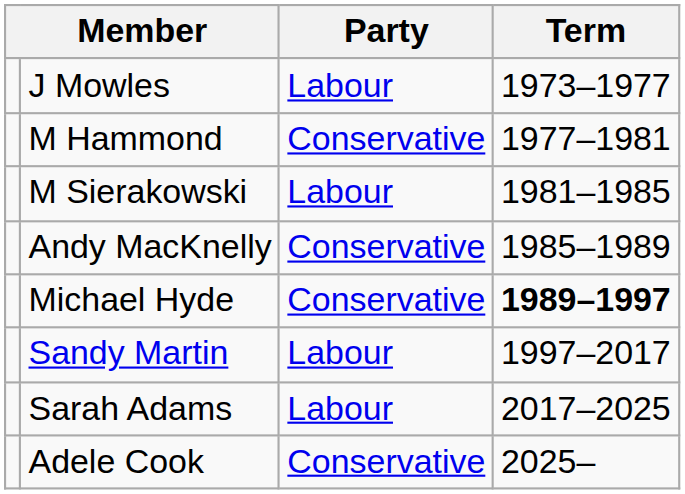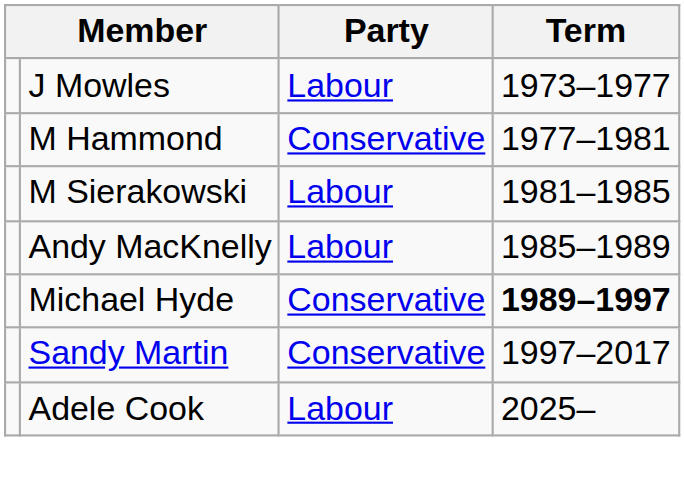(386, 246) Conservative -> (340, 246) Labour
(340, 354) Labour -> (386, 354) Conservative
- row: (130, 407)
(386, 461) Conservative -> (340, 407) Labour
